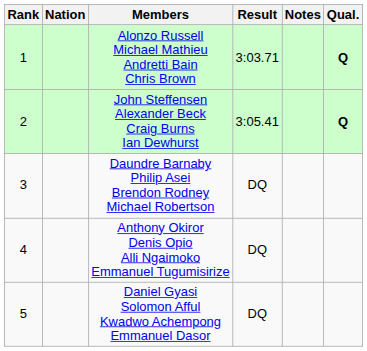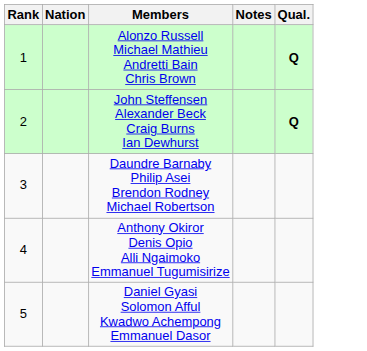- column: (257, 14)
